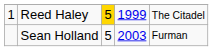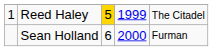(108, 35) 5 -> (108, 35) 6
(132, 35) 2003 -> (132, 35) 2000
